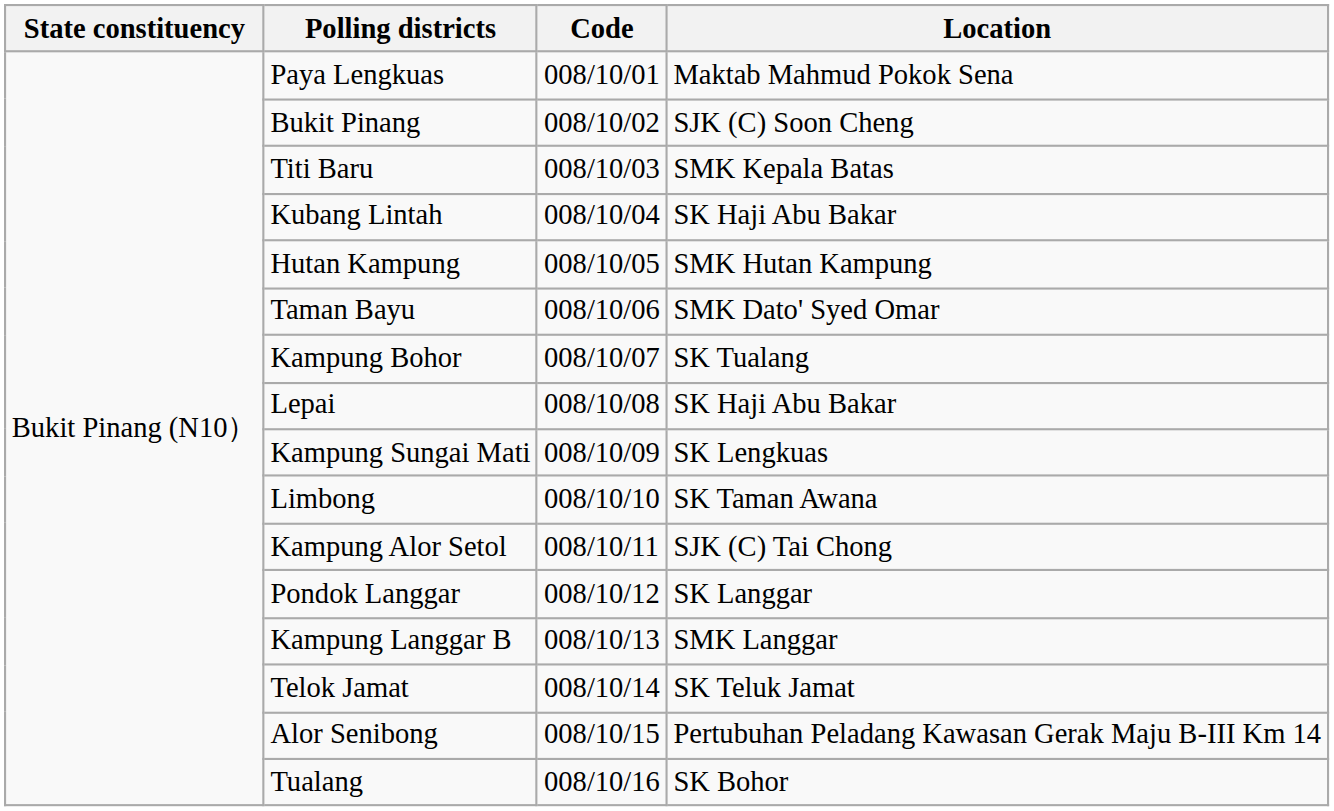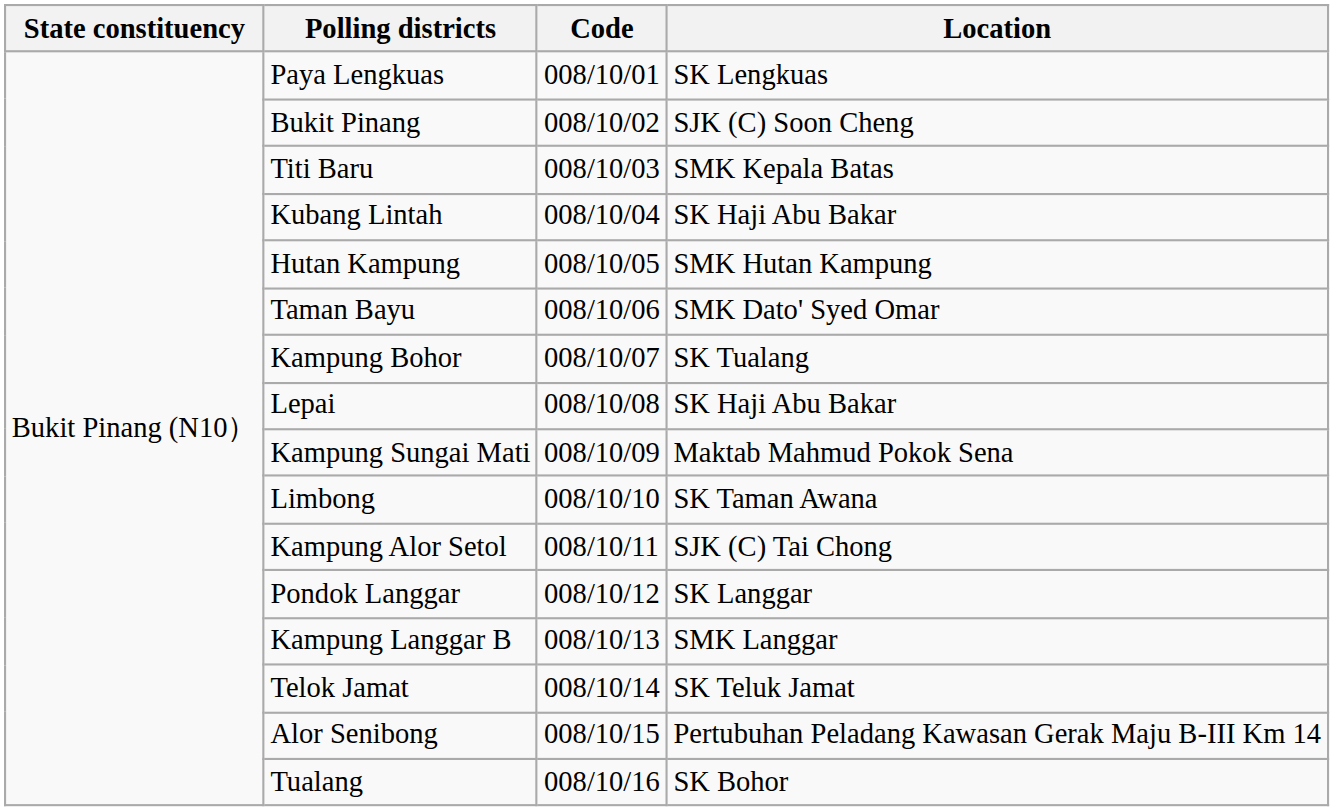(843, 74) Maktab Mahmud Pokok Sena -> (751, 74) SK Lengkuas
(751, 451) SK Lengkuas -> (843, 451) Maktab Mahmud Pokok Sena
